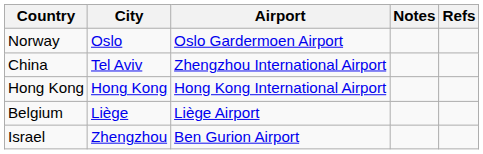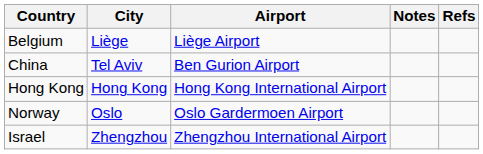rows swapped: (35, 112) <-> (34, 40)
(280, 64) Zhengzhou International Airport -> (237, 64) Ben Gurion Airport
(237, 137) Ben Gurion Airport -> (280, 137) Zhengzhou International Airport
